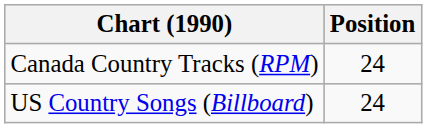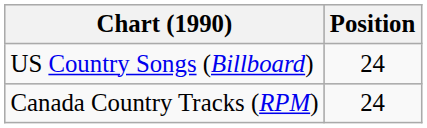rows swapped: (164, 63) <-> (162, 102)
